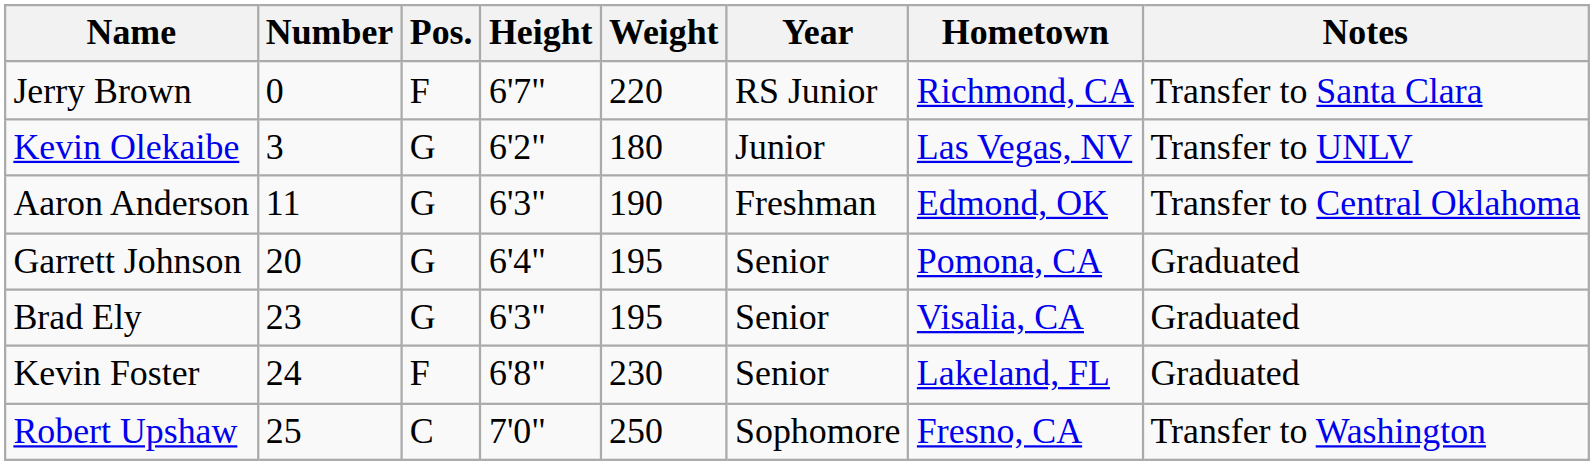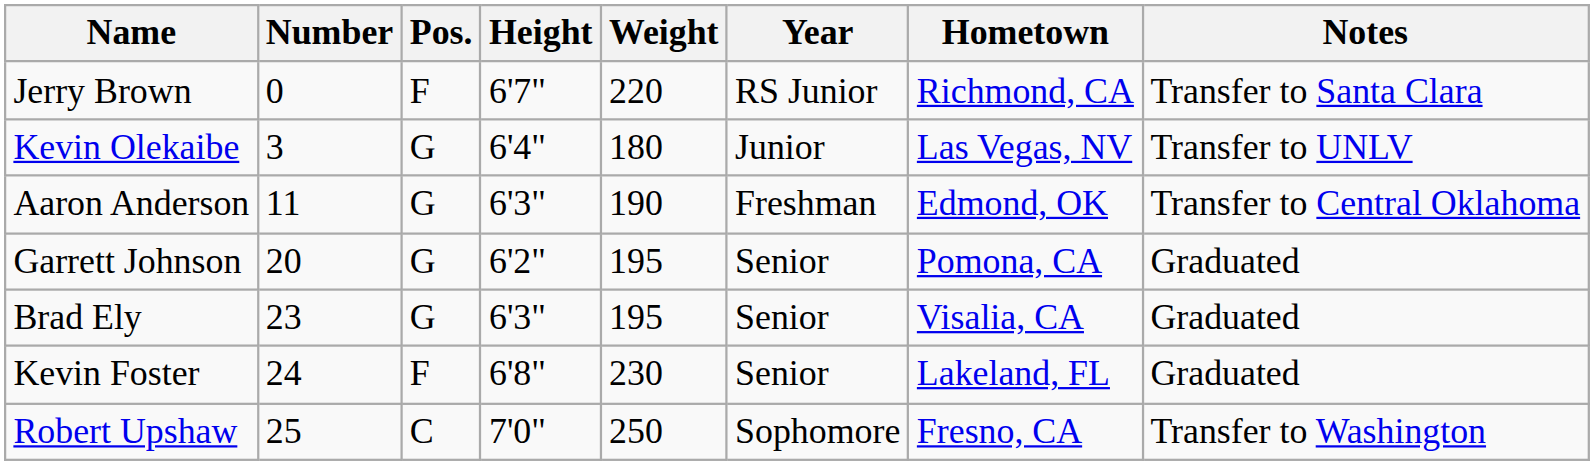(517, 146) 6'2" -> (517, 146) 6'4"
(517, 260) 6'4" -> (517, 260) 6'2"
